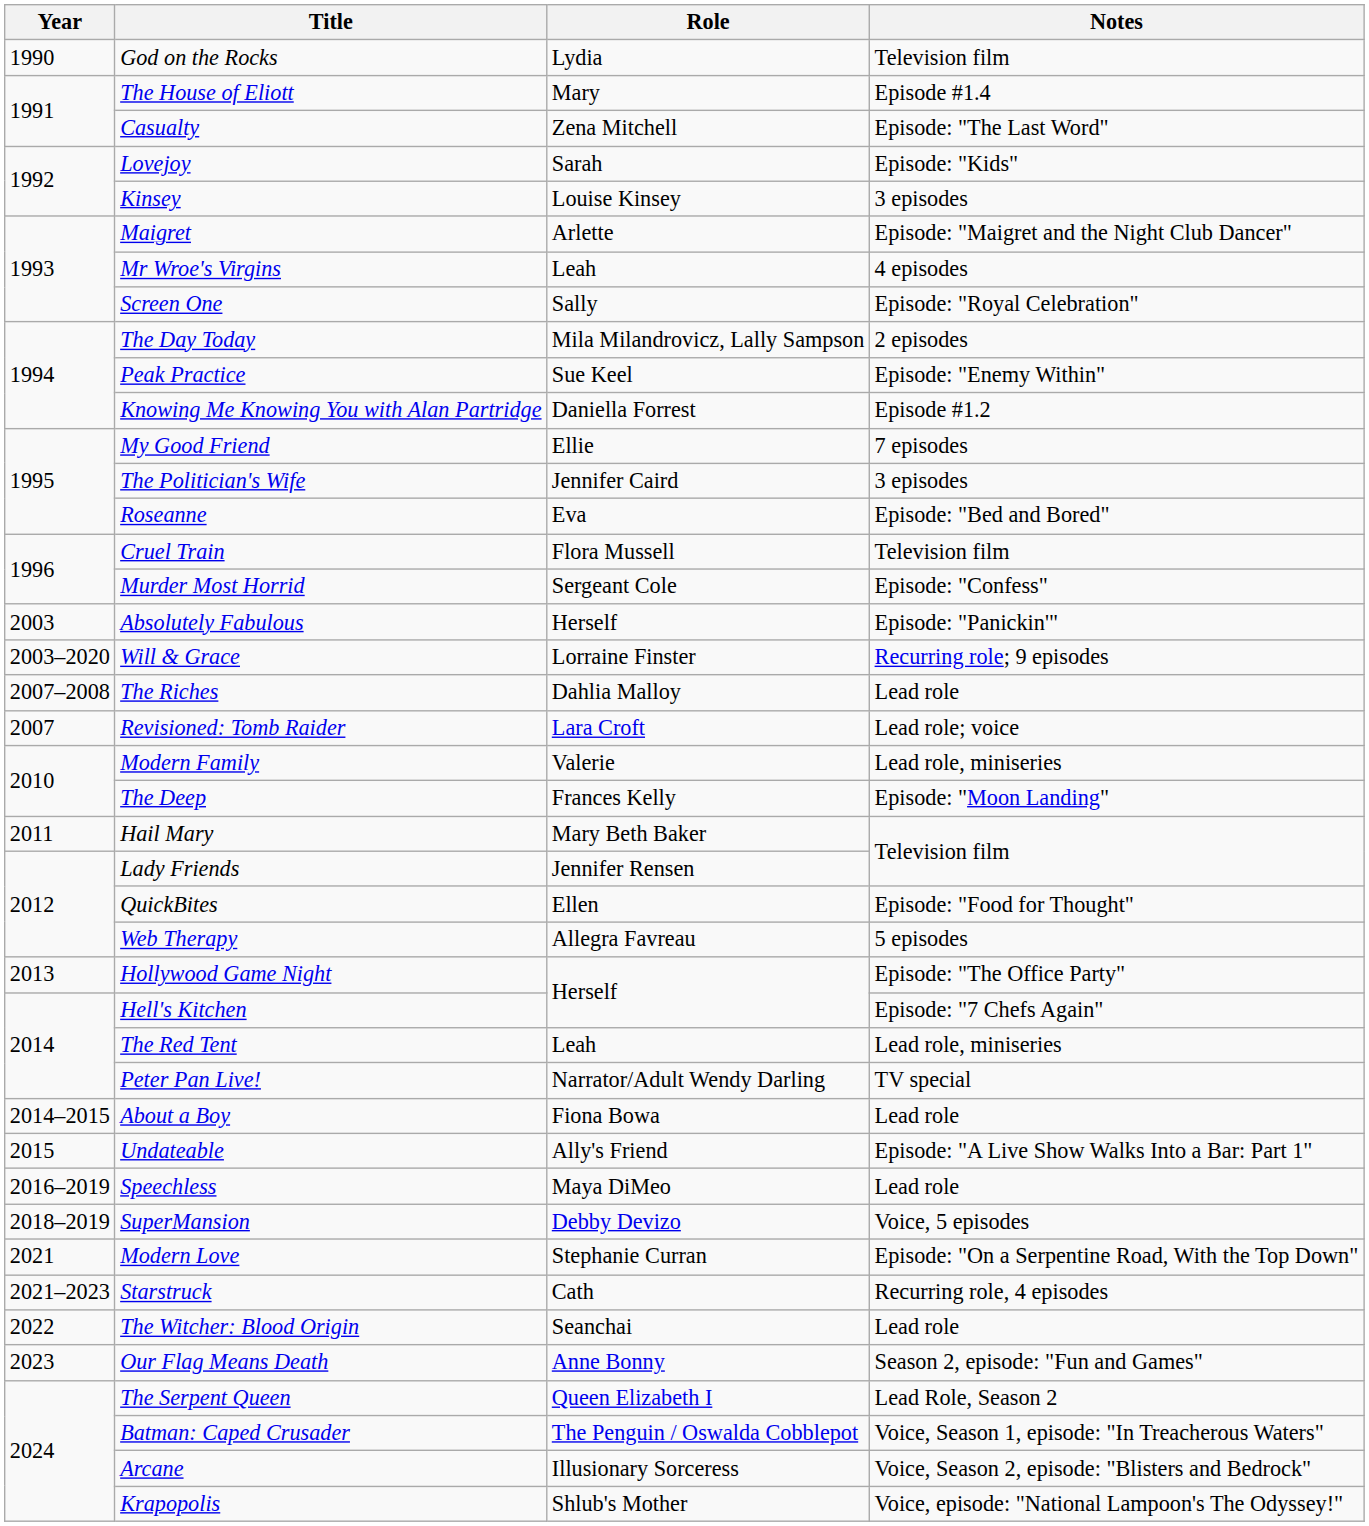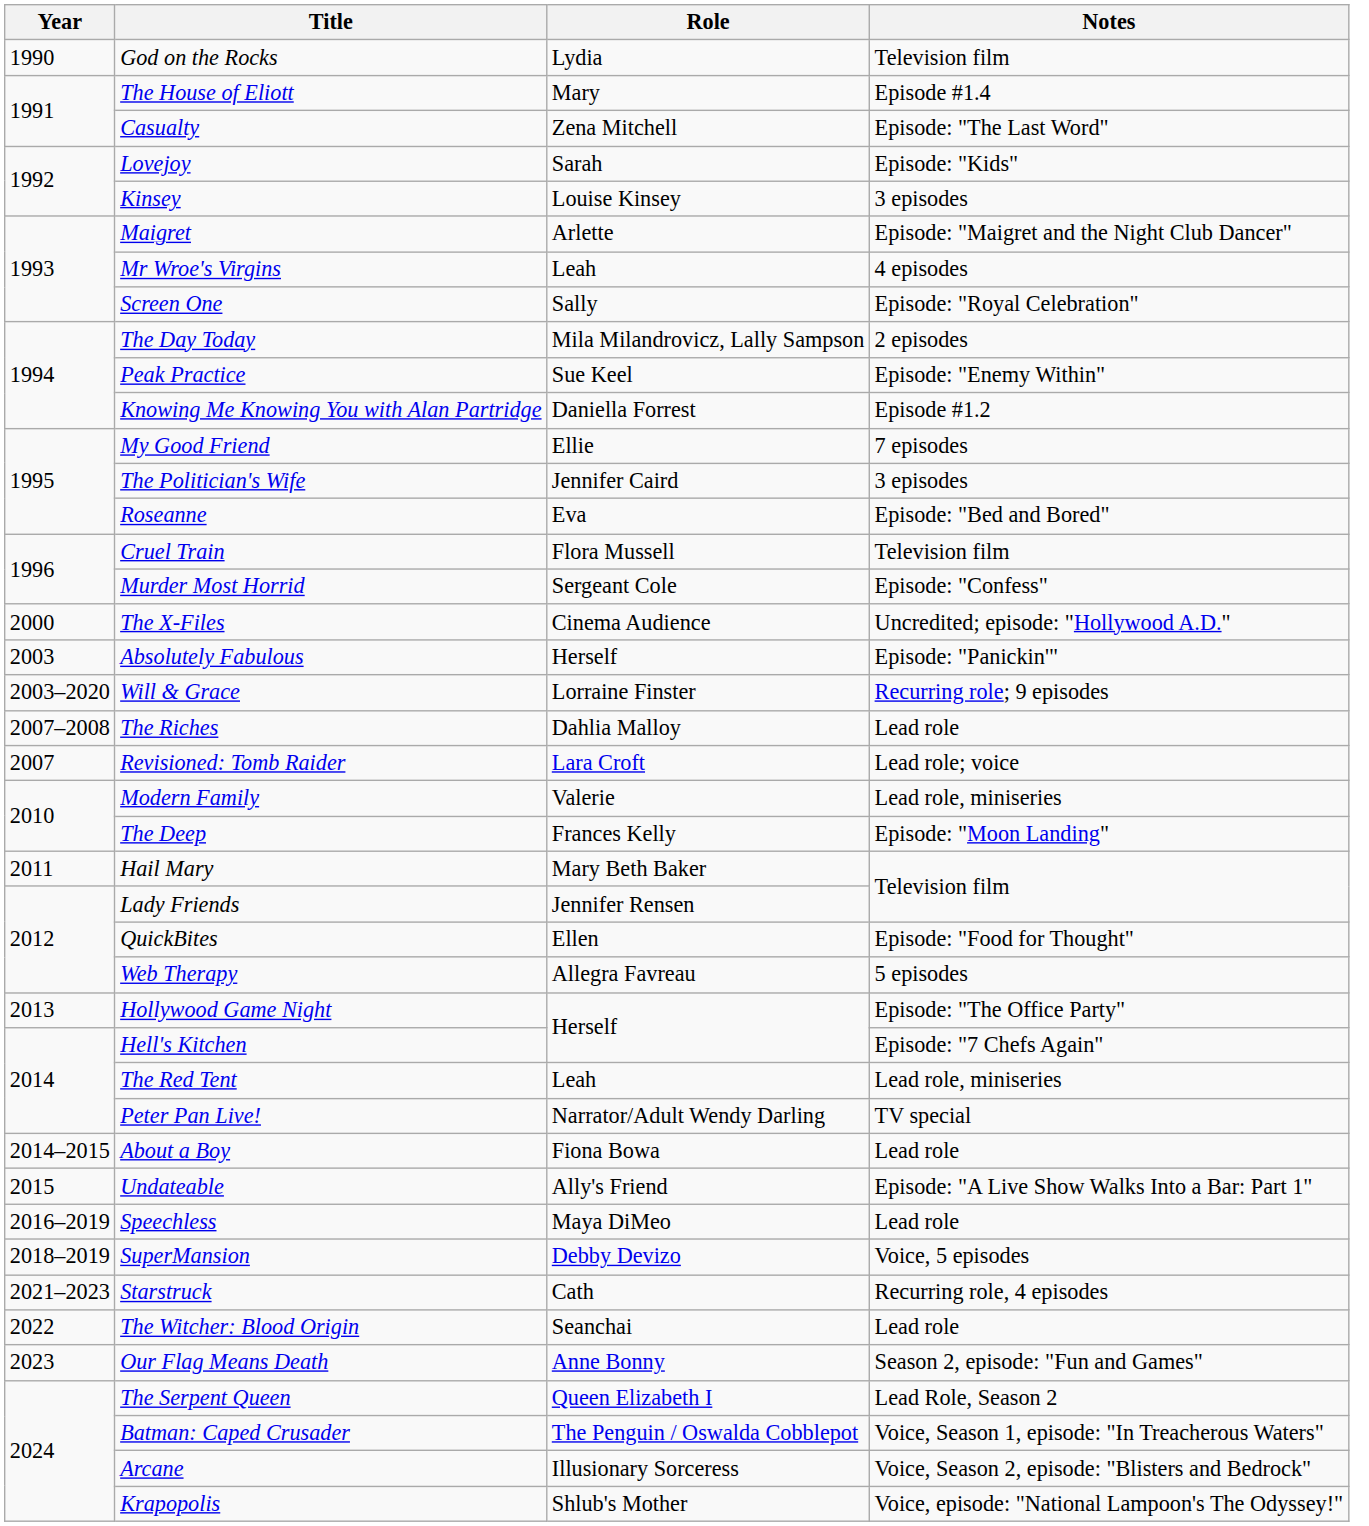+ row: (172, 621)
- row: (180, 1256)
